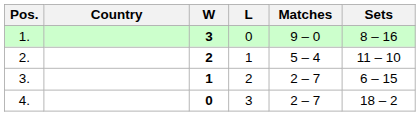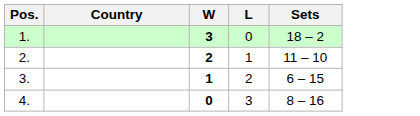- column: (305, 15)
(379, 36) 8 – 16 -> (305, 36) 18 – 2
(379, 100) 18 – 2 -> (305, 100) 8 – 16
